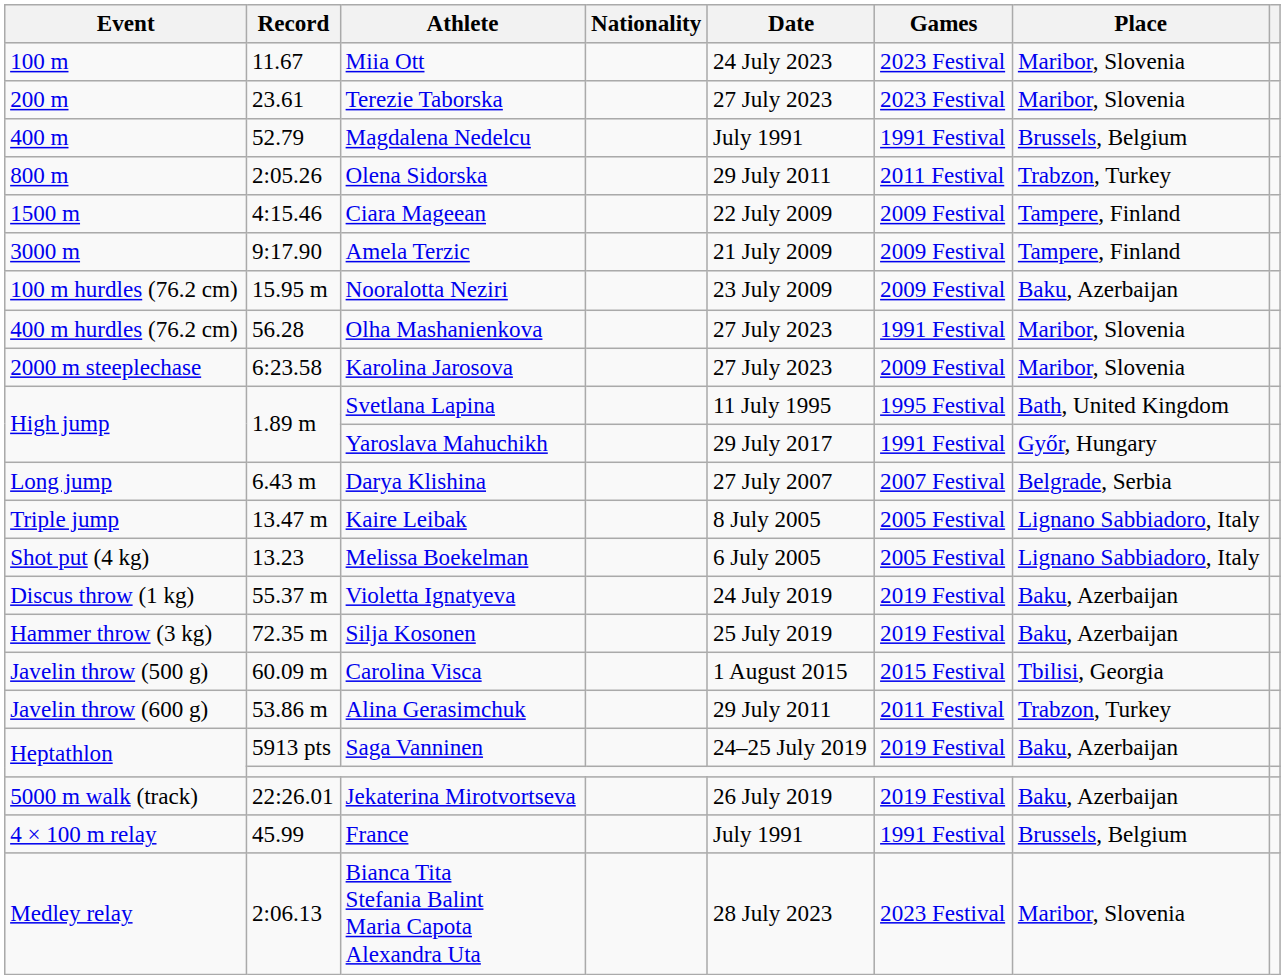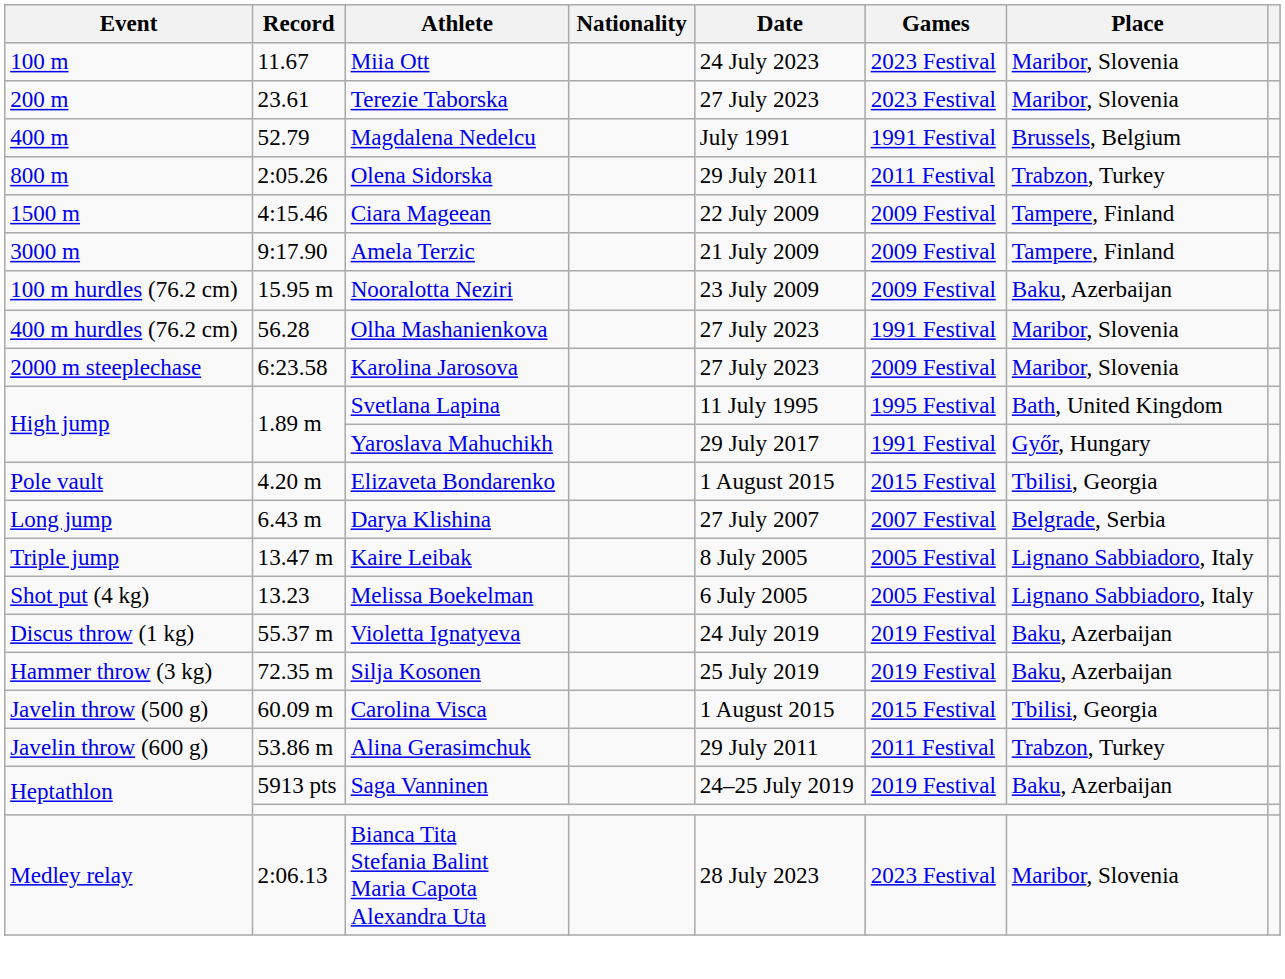+ row: (453, 480)
- row: (461, 796)
- row: (377, 834)
